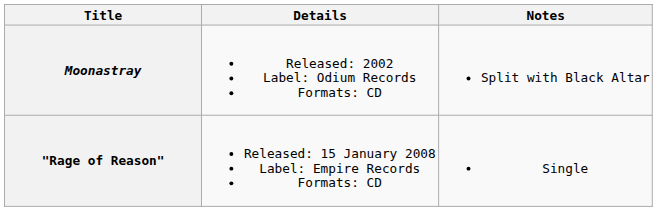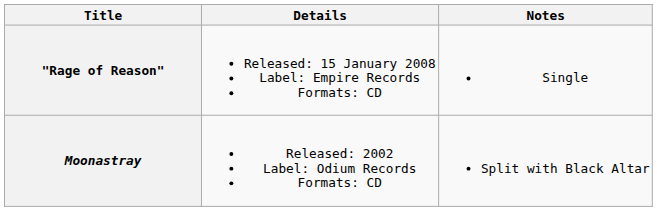rows swapped: (103, 70) <-> (103, 161)
